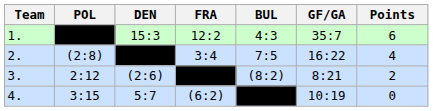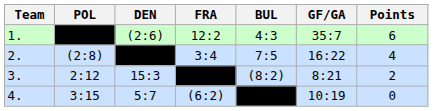(145, 35) 15:3 -> (145, 35) (2:6)
(145, 76) (2:6) -> (145, 76) 15:3
